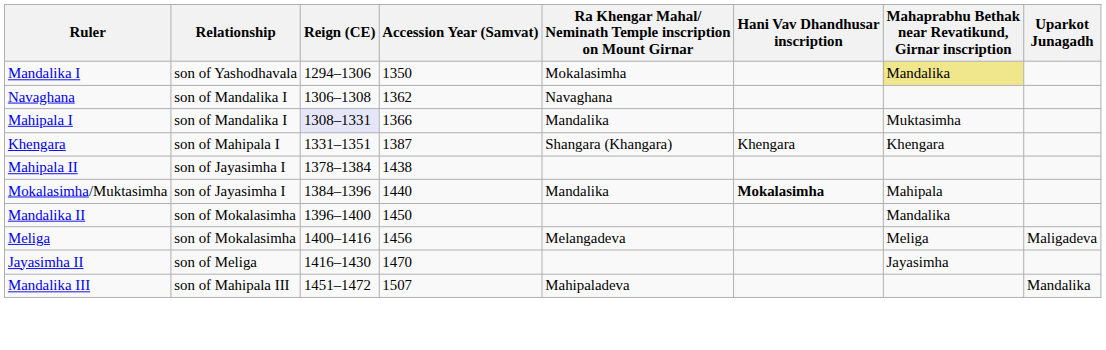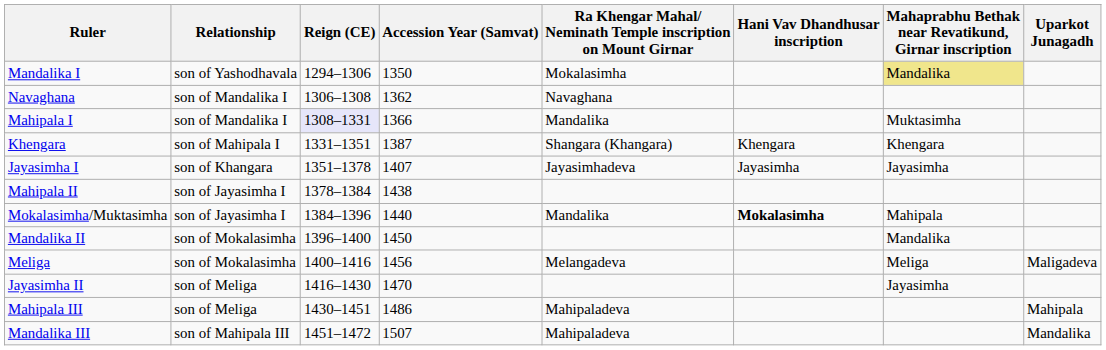+ row: (43, 167)
+ row: (45, 309)
